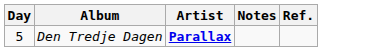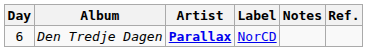+ column: (257, 15)
(19, 36) 5 -> (19, 36) 6
